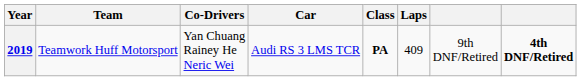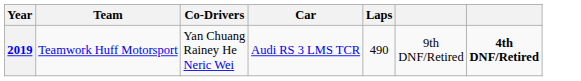- column: (380, 15)
(414, 50) 409 -> (379, 50) 490
